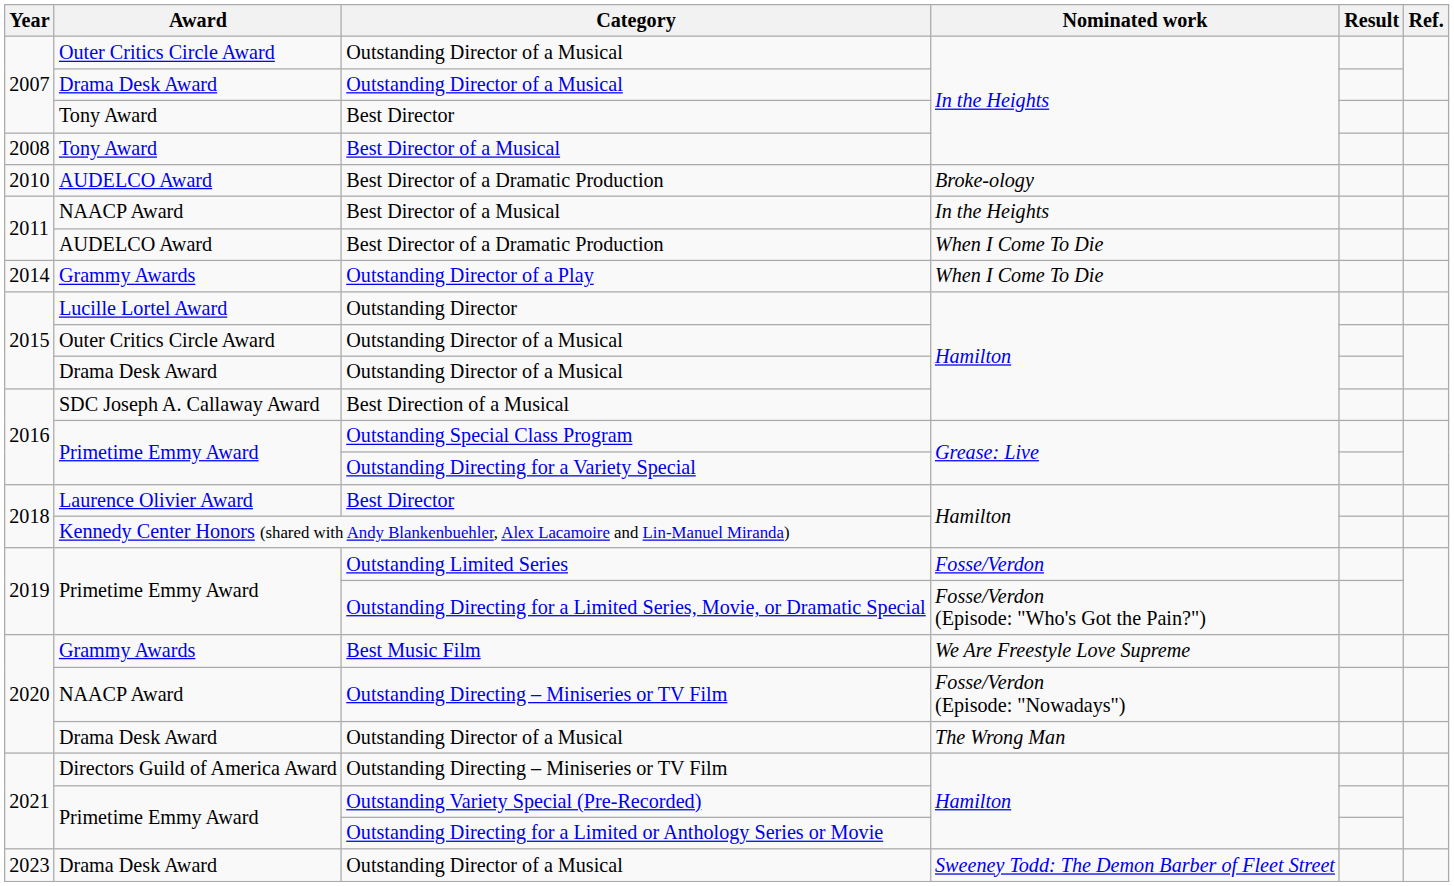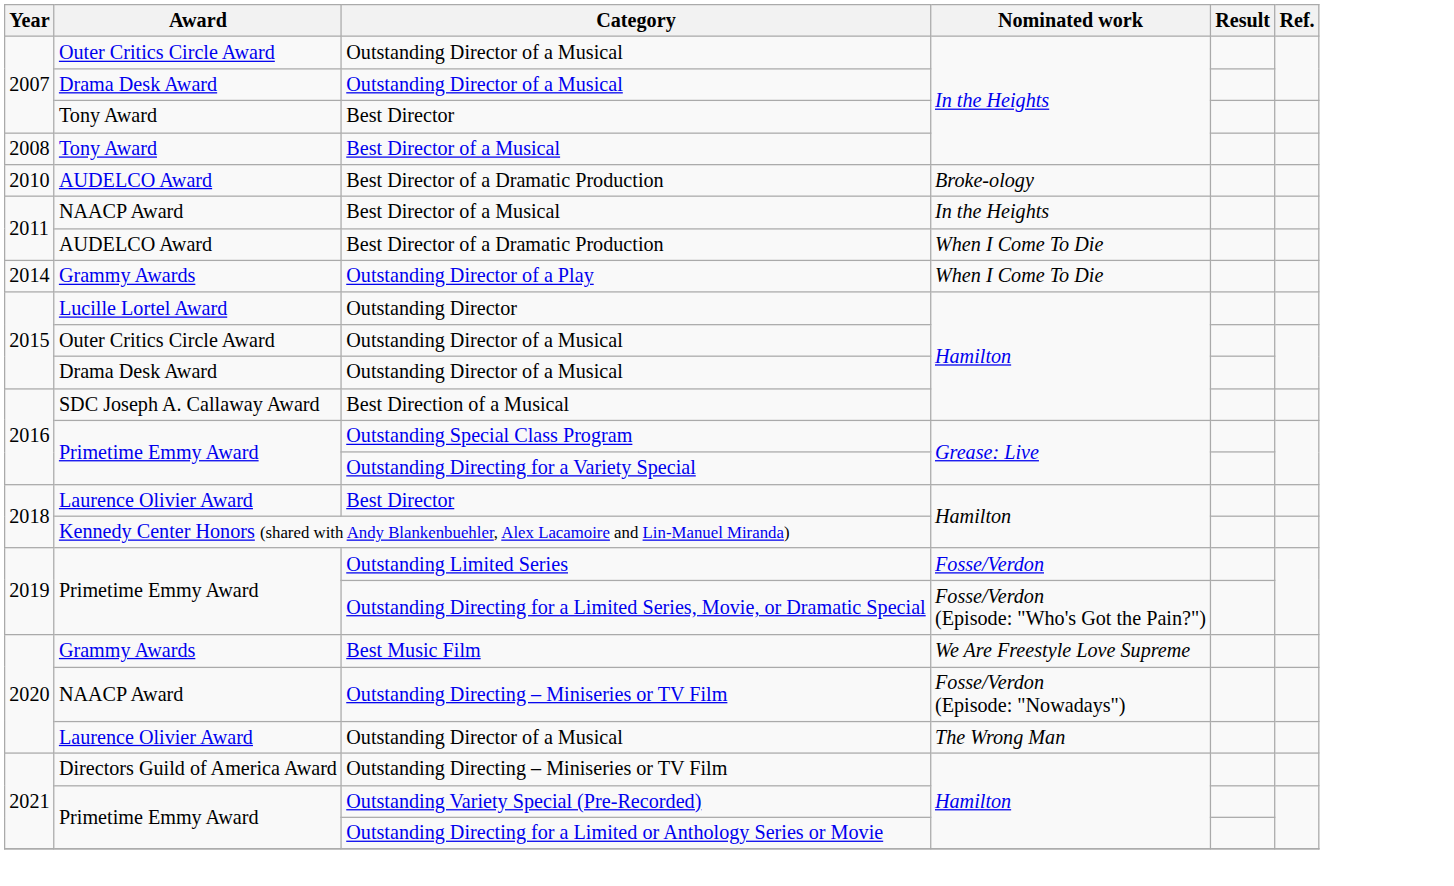(138, 737) Drama Desk Award -> (156, 737) Laurence Olivier Award
- row: (29, 865)
